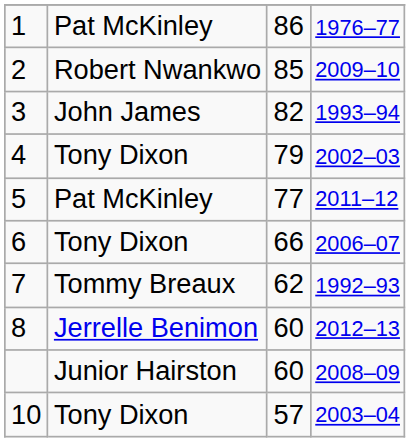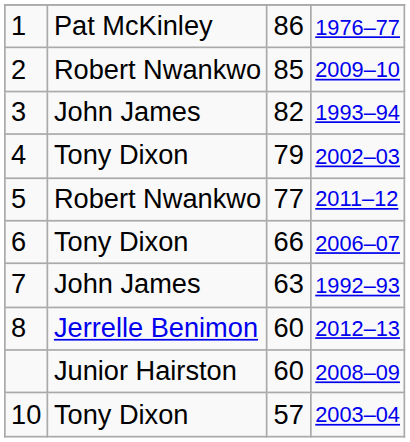(133, 198) Pat McKinley -> (157, 198) Robert Nwankwo
(145, 284) Tommy Breaux -> (127, 284) John James
(289, 284) 62 -> (289, 284) 63
